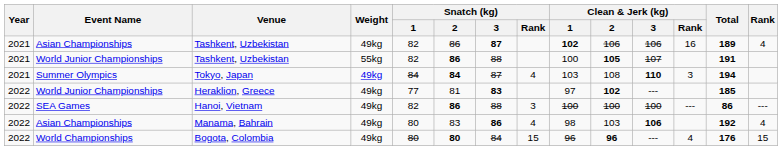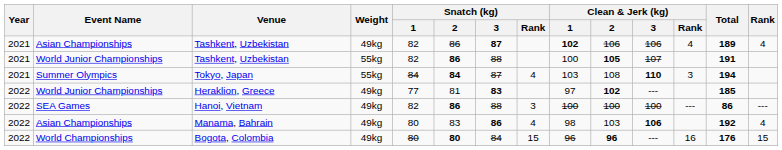(690, 43) 16 -> (690, 43) 4
(372, 75) 49kg -> (372, 75) 55kg
(690, 138) 4 -> (690, 138) 16
